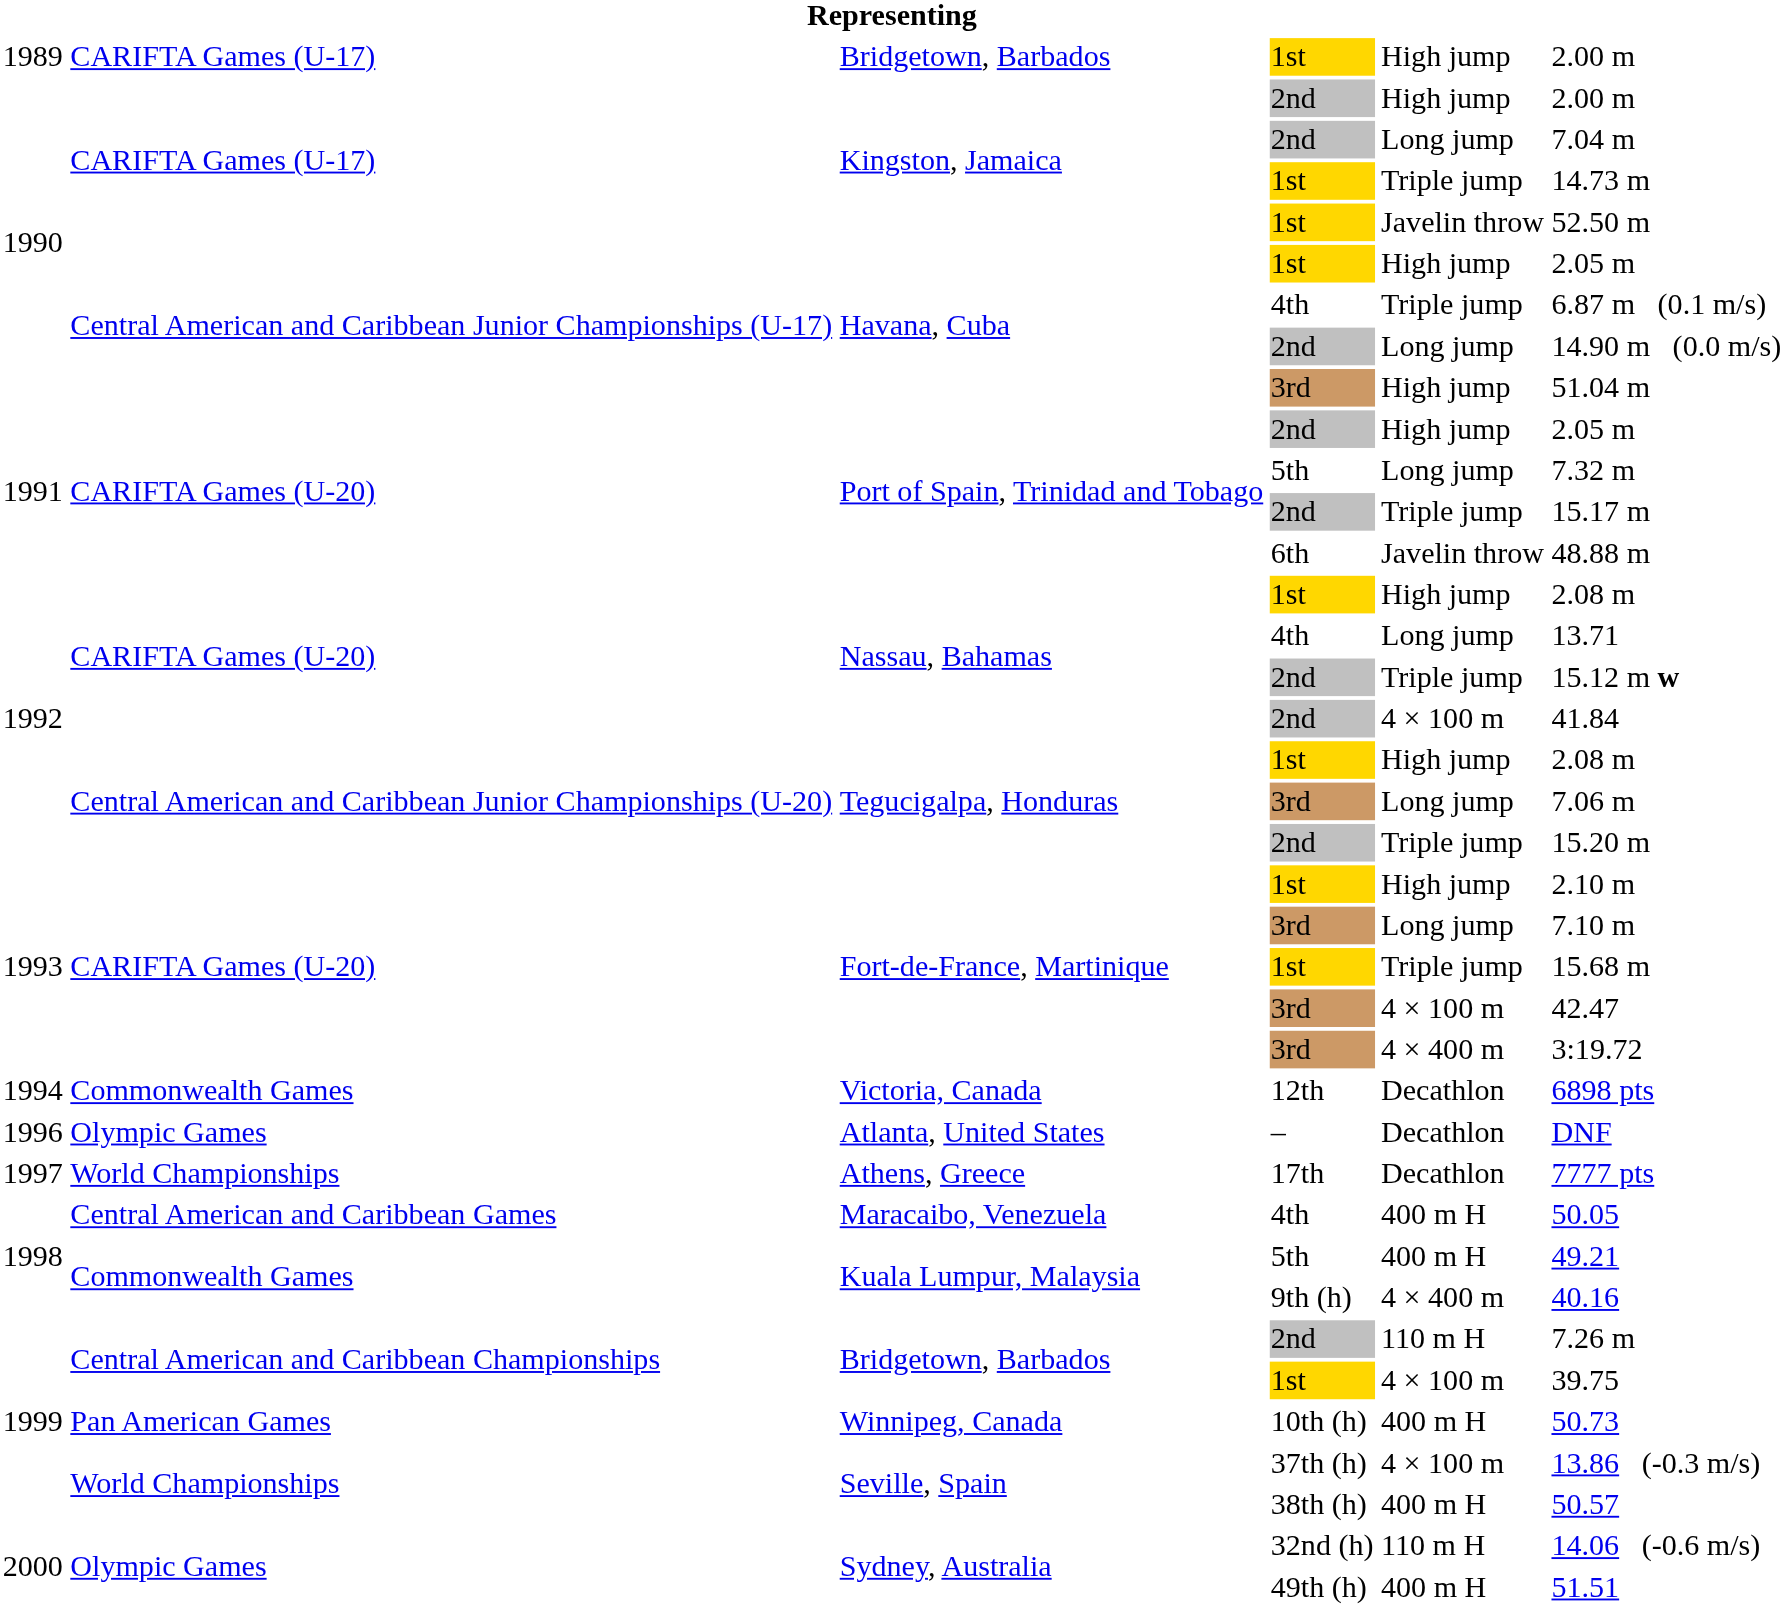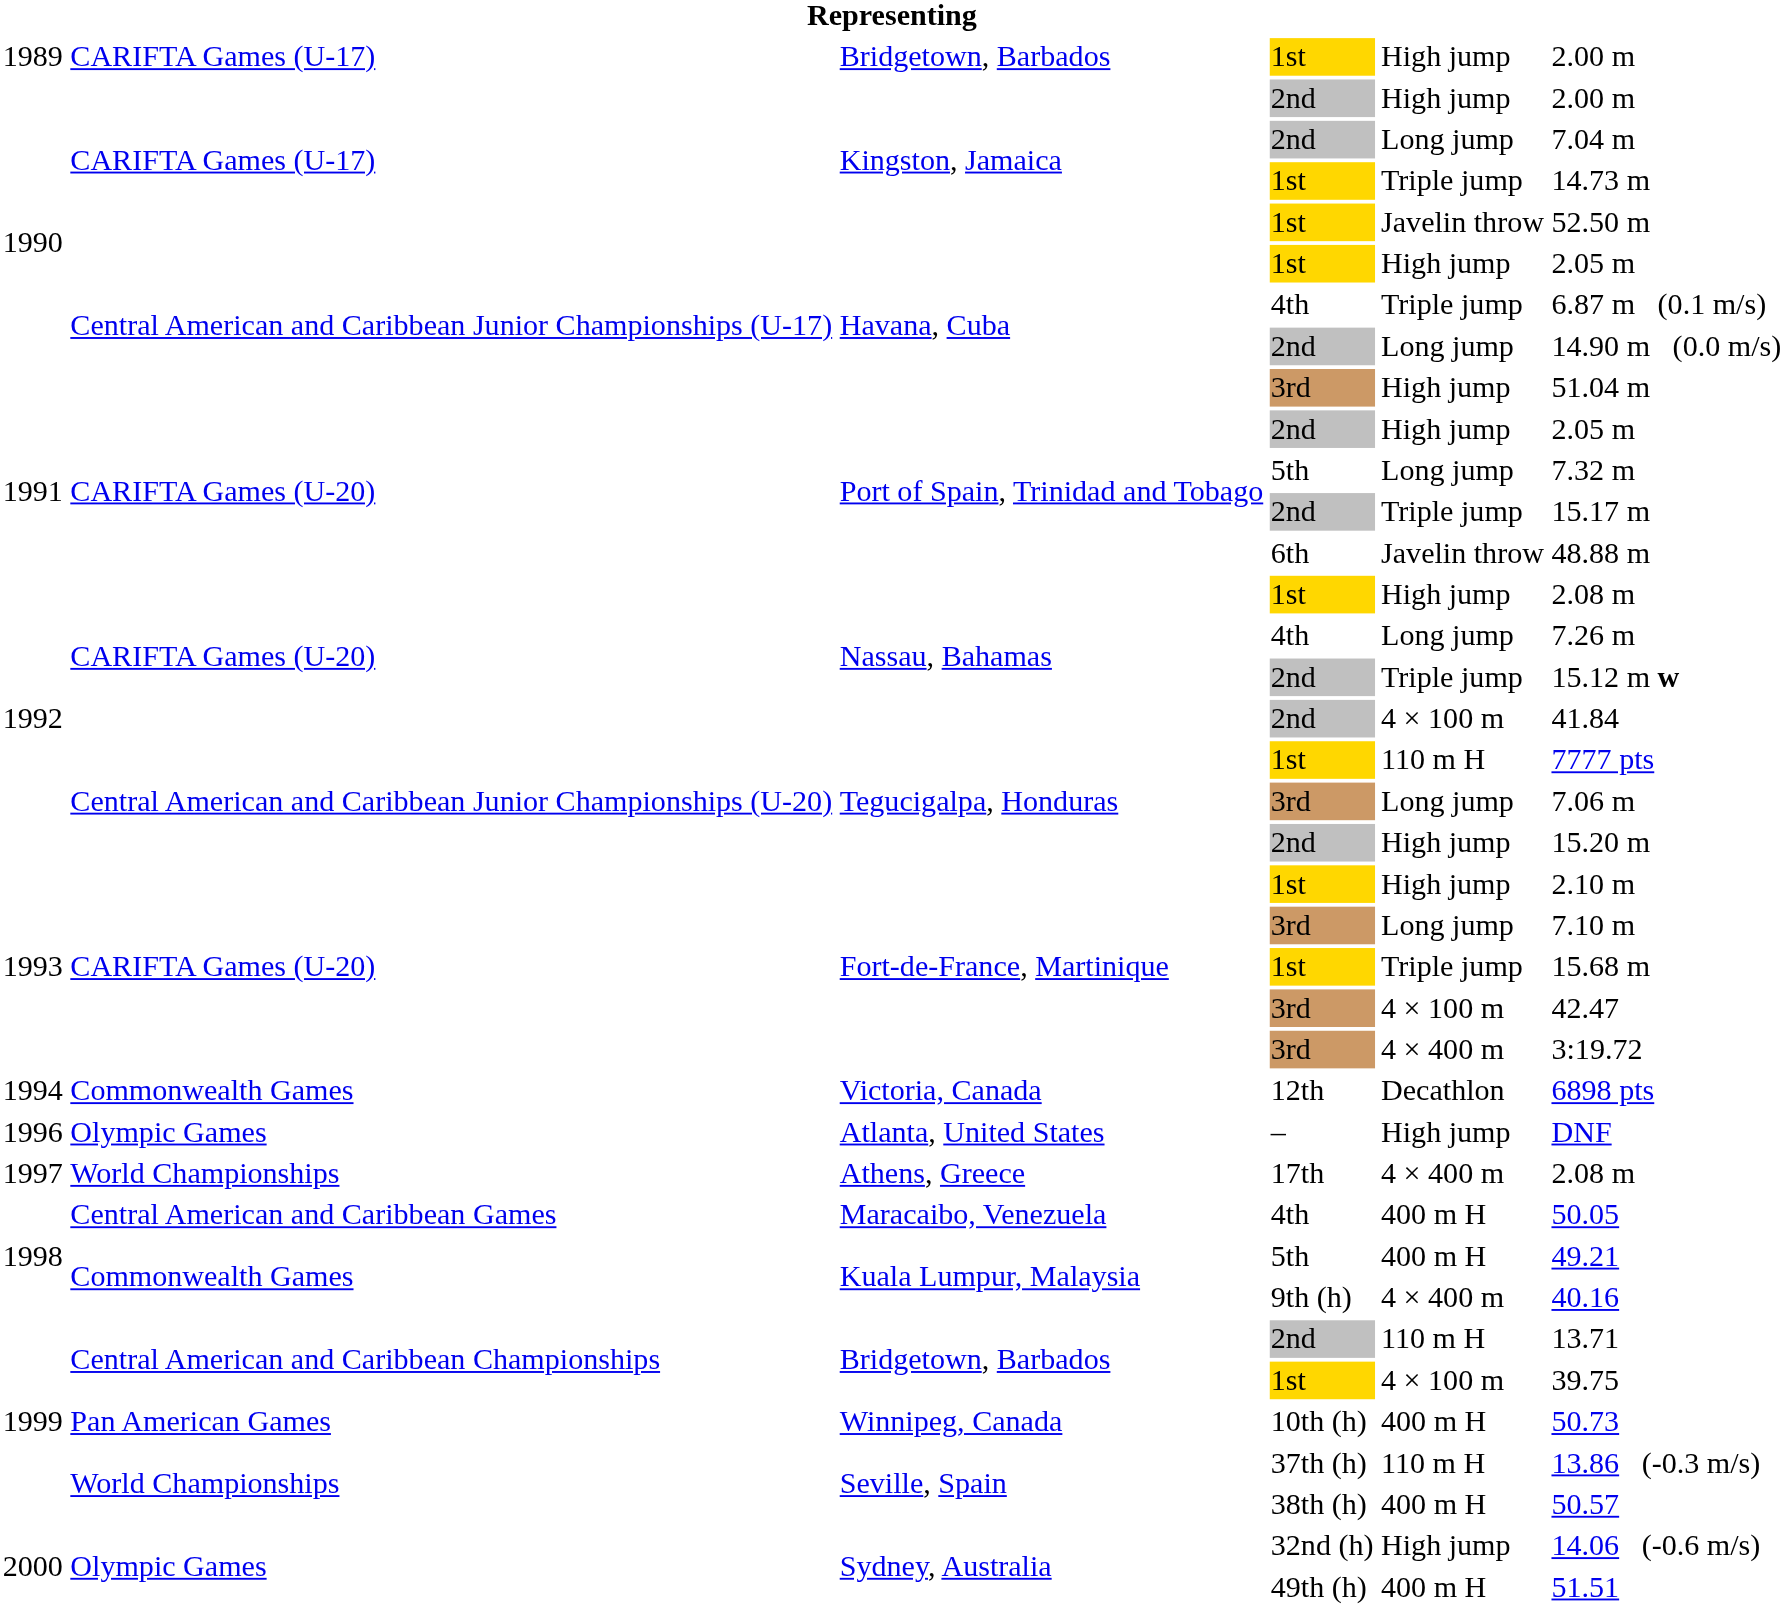(1585, 635) 13.71 -> (1593, 635) 7.26 m
(1446, 759) High jump -> (1433, 759) 110 m H
(1593, 759) 2.08 m -> (1603, 759) 7777 pts
(1452, 842) Triple jump -> (1446, 842) High jump
(1443, 1131) Decathlon -> (1446, 1131) High jump
(1443, 1173) Decathlon -> (1443, 1173) 4 × 400 m
(1603, 1173) 7777 pts -> (1593, 1173) 2.08 m
(1593, 1338) 7.26 m -> (1585, 1338) 13.71
(1443, 1462) 4 × 100 m -> (1433, 1462) 110 m H
(1433, 1545) 110 m H -> (1446, 1545) High jump
